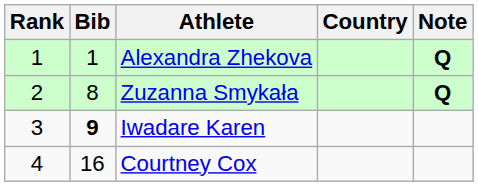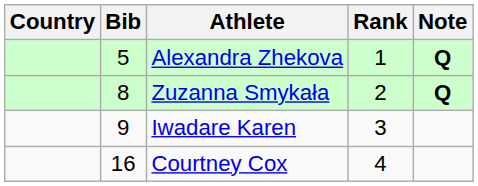columns swapped: (37, 22) <-> (365, 22)
(92, 57) 1 -> (123, 57) 5
(92, 127) bold -> (123, 127) normal
